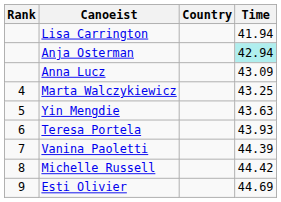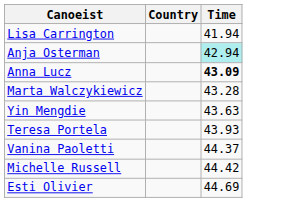- column: (22, 14)
(256, 72) normal -> (222, 72) bold
(256, 91) 43.25 -> (222, 91) 43.28
(256, 149) 44.39 -> (222, 149) 44.37
